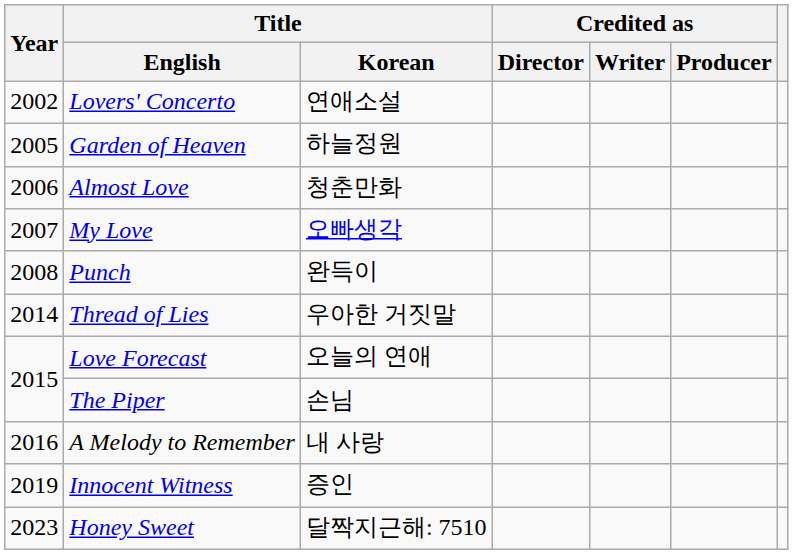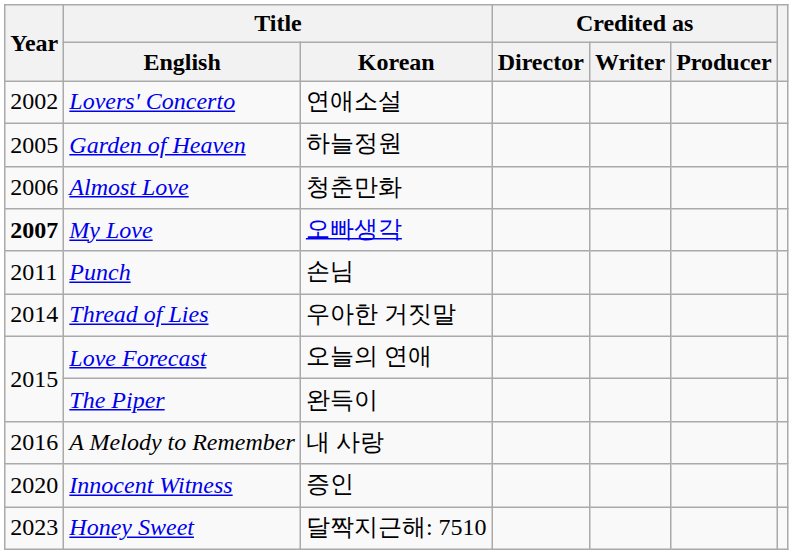(34, 229) normal -> (34, 229) bold
(34, 272) 2008 -> (34, 272) 2011
(342, 271) 완득이 -> (330, 271) 손님
(330, 399) 손님 -> (342, 399) 완득이
(34, 484) 2019 -> (34, 484) 2020
